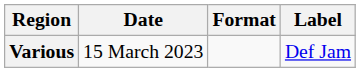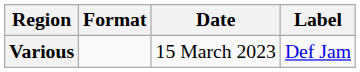columns swapped: (143, 20) <-> (244, 20)
